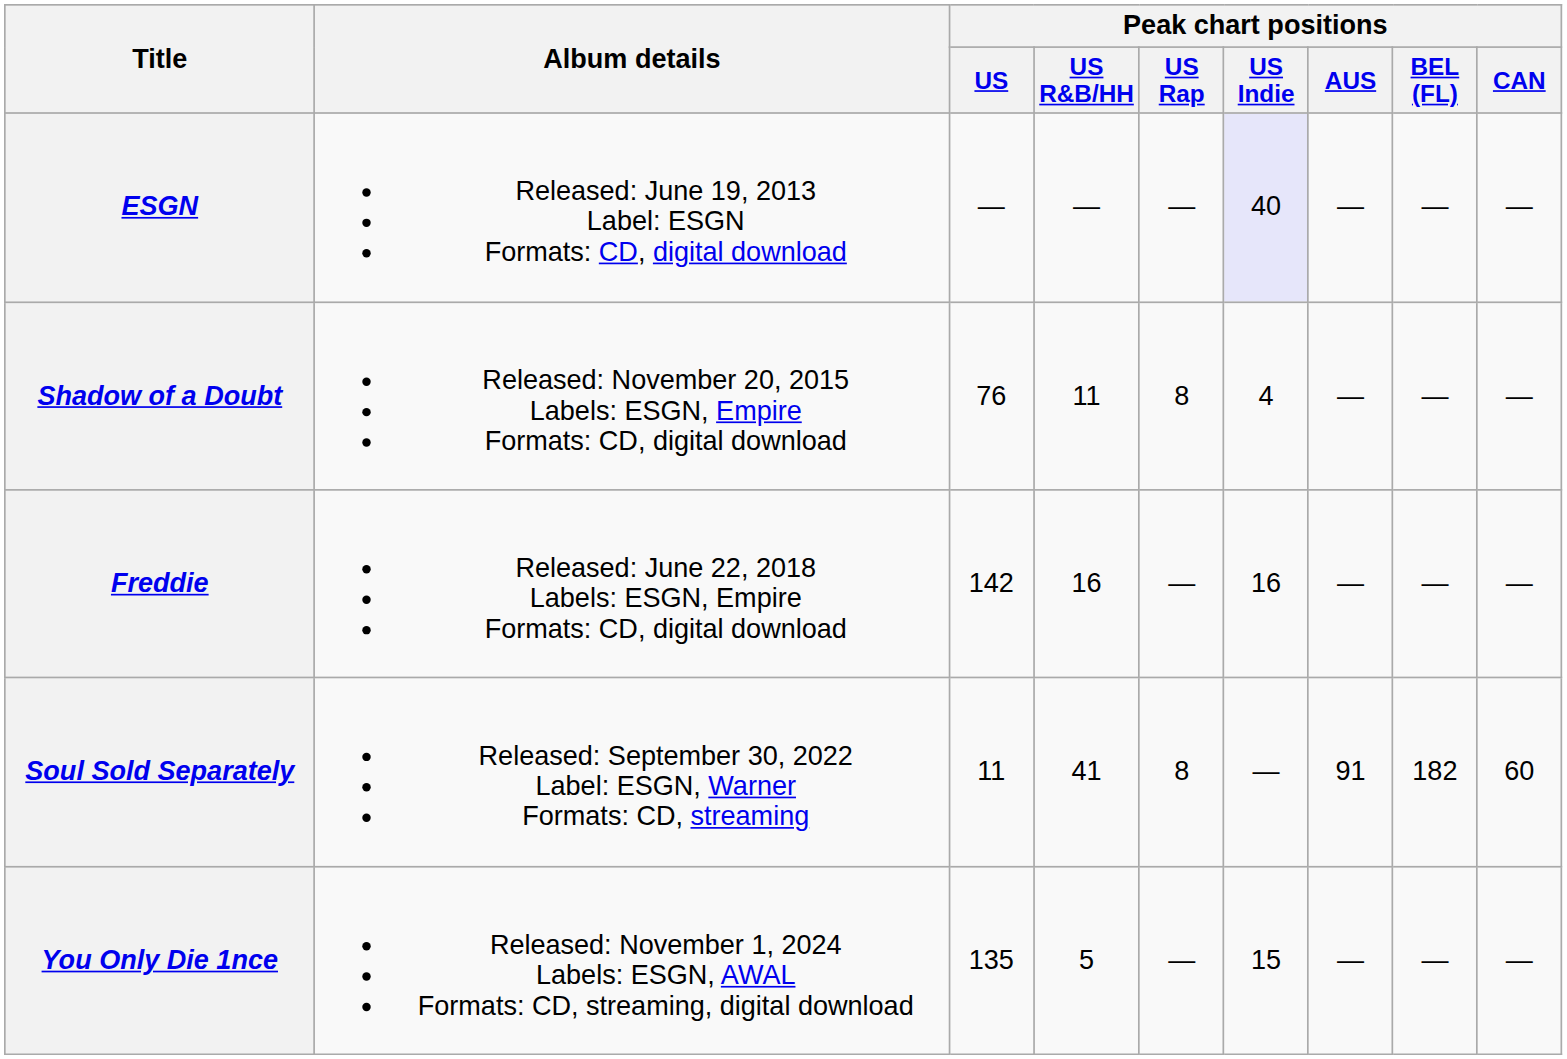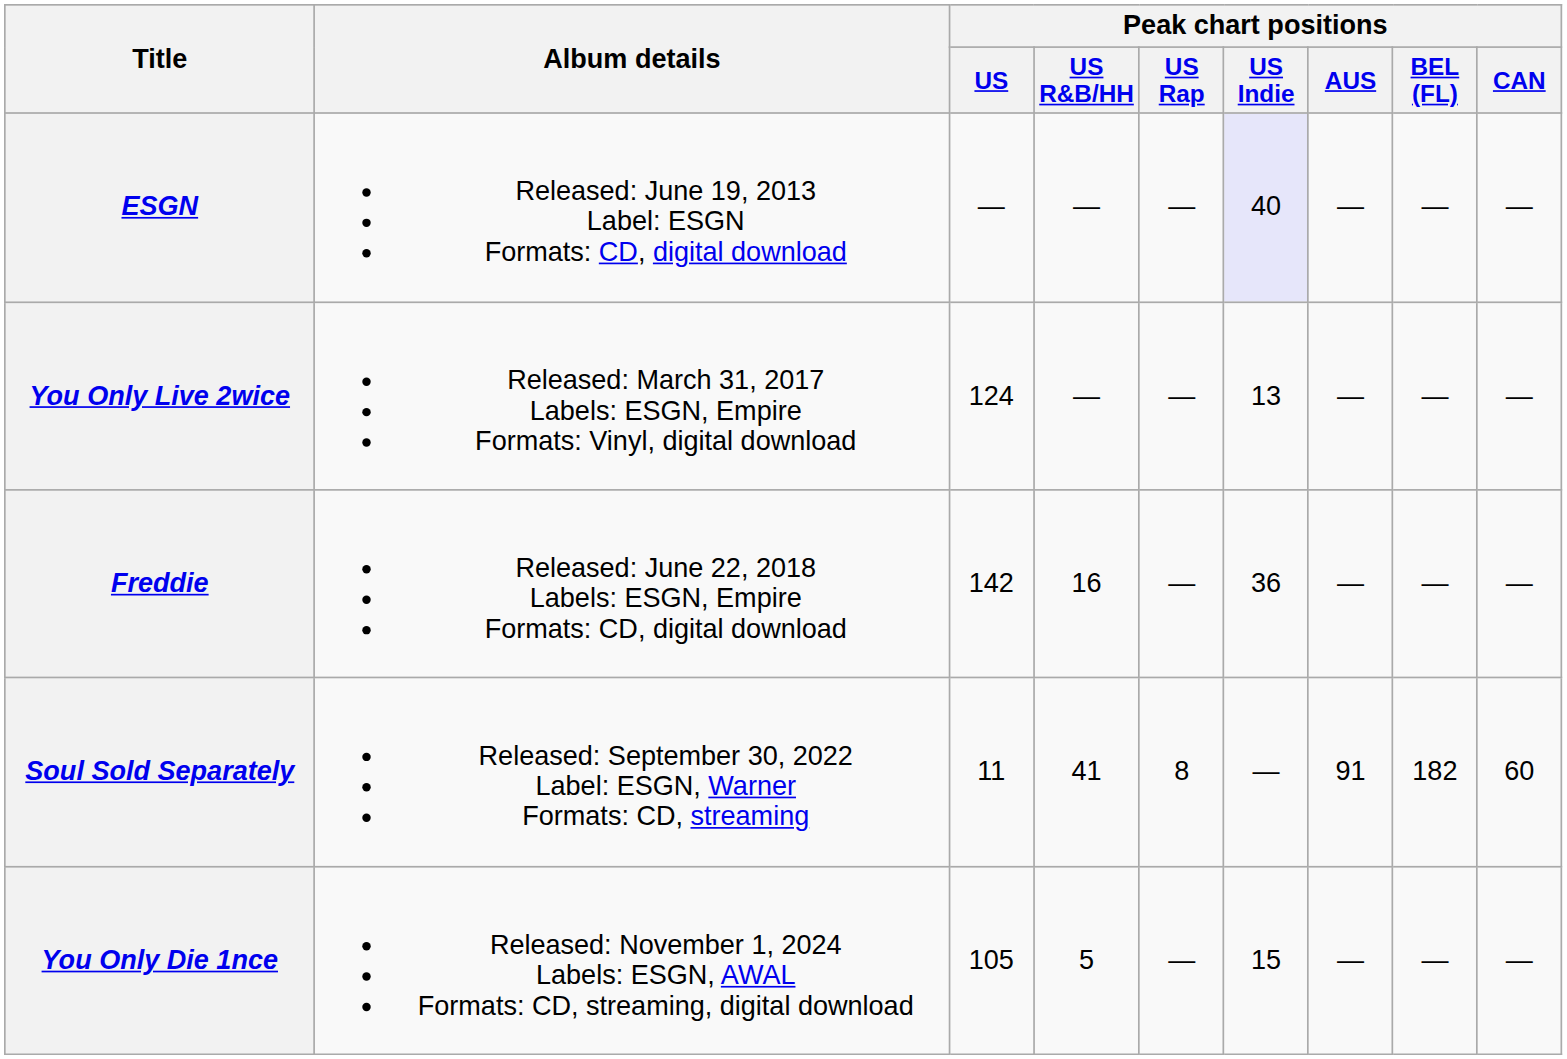- row: (160, 395)
+ row: (160, 395)
(1266, 583) 16 -> (1266, 583) 36
(991, 959) 135 -> (991, 959) 105
